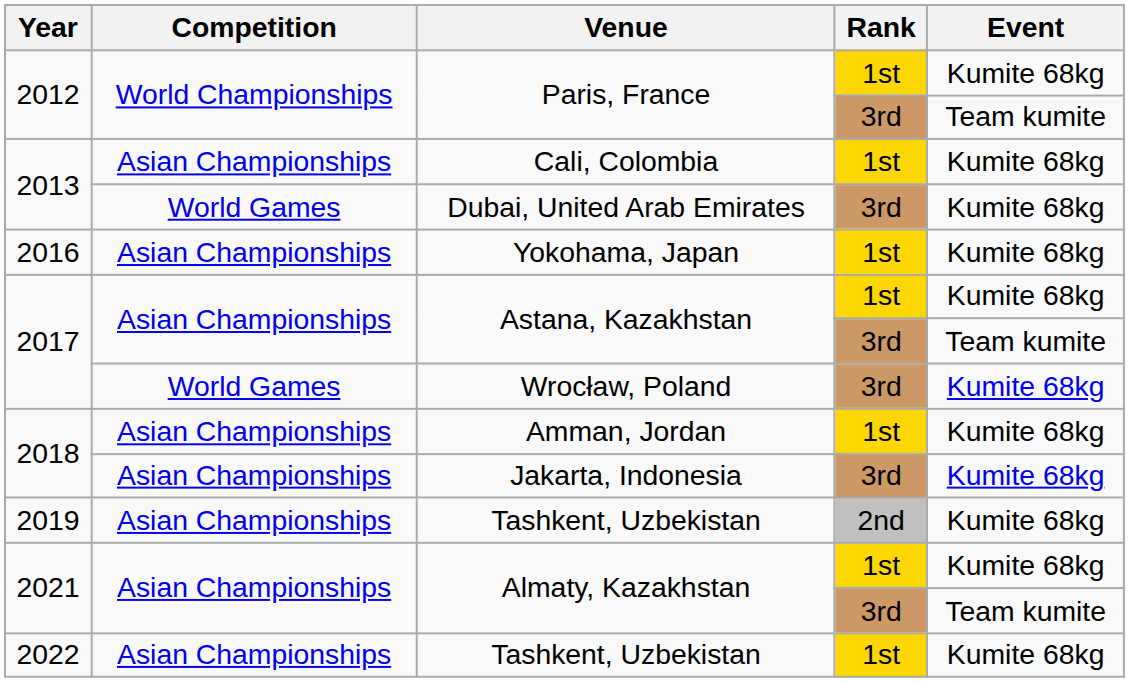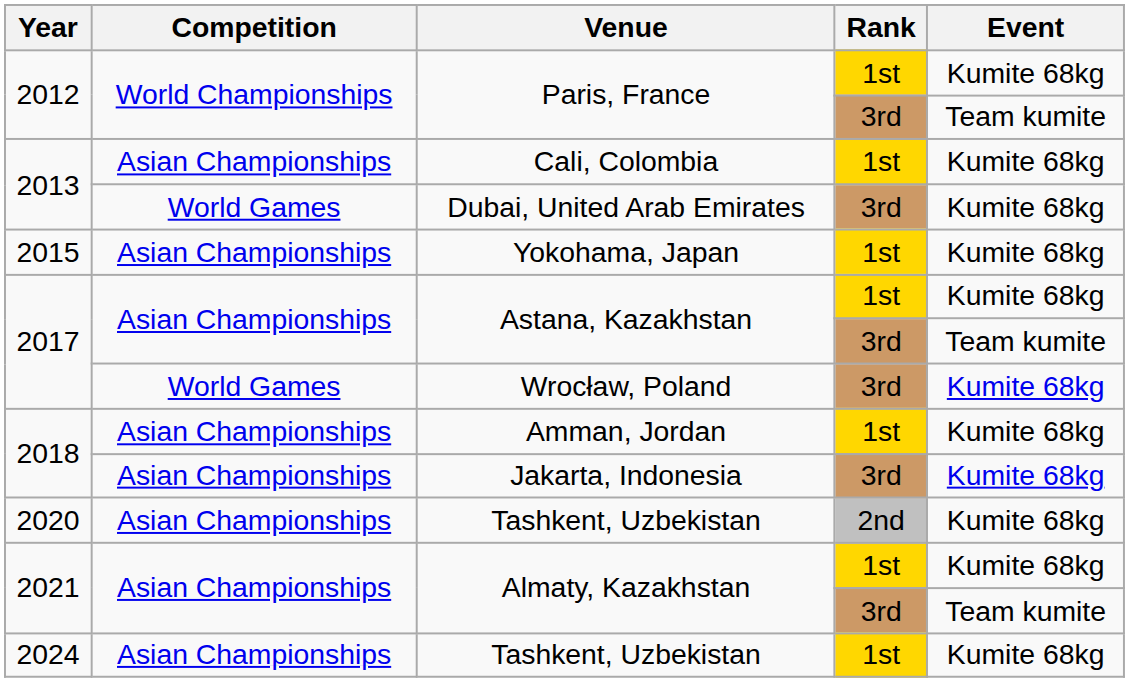(48, 252) 2016 -> (48, 252) 2015
(48, 521) 2019 -> (48, 521) 2020
(48, 655) 2022 -> (48, 655) 2024
